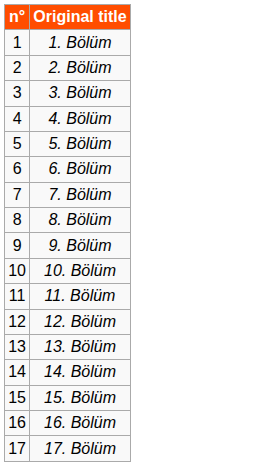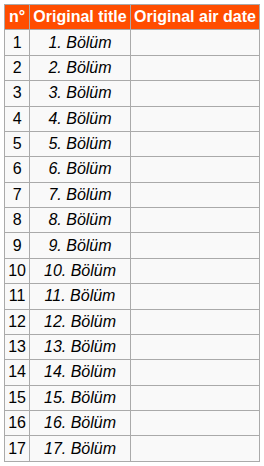+ column: (195, 17)
